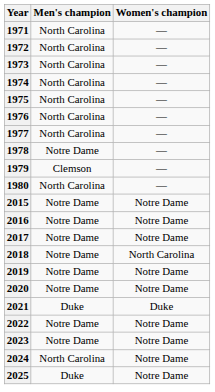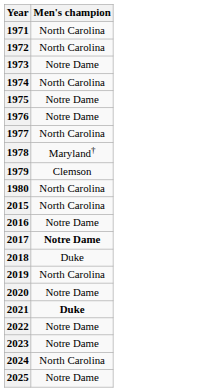- column: (162, 13)
(72, 64) North Carolina -> (72, 64) Notre Dame
(72, 99) North Carolina -> (72, 99) Notre Dame
(72, 116) North Carolina -> (72, 116) Notre Dame
(72, 151) Notre Dame -> (72, 152) Maryland†
(72, 202) Notre Dame -> (72, 205) North Carolina
(72, 237) normal -> (72, 240) bold
(72, 254) Notre Dame -> (72, 257) Duke
(72, 271) Notre Dame -> (72, 274) North Carolina
(72, 306) normal -> (72, 309) bold
(72, 375) Duke -> (72, 378) Notre Dame
